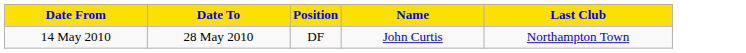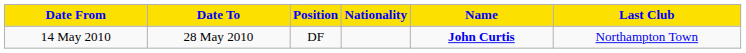+ column: (376, 15)
(413, 37) normal -> (481, 37) bold
